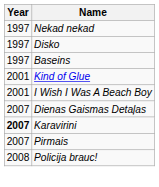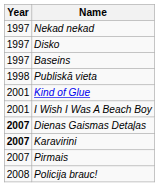+ row: (65, 77)
(18, 109) normal -> (18, 125) bold
